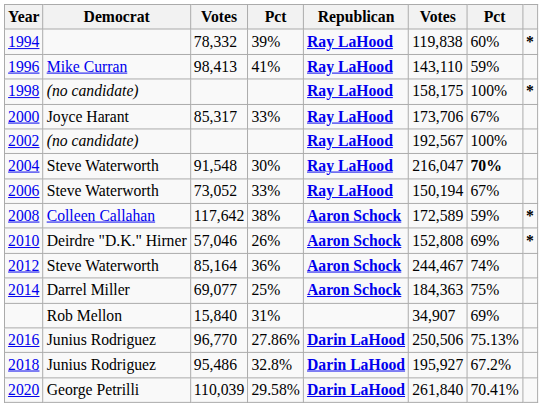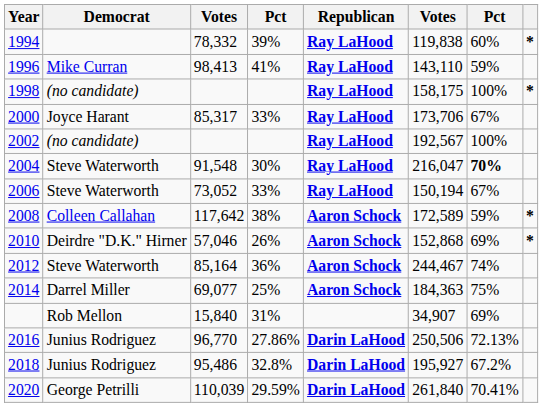(438, 240) 152,808 -> (438, 240) 152,868
(495, 340) 75.13% -> (495, 340) 72.13%
(276, 389) 29.58% -> (276, 389) 29.59%
